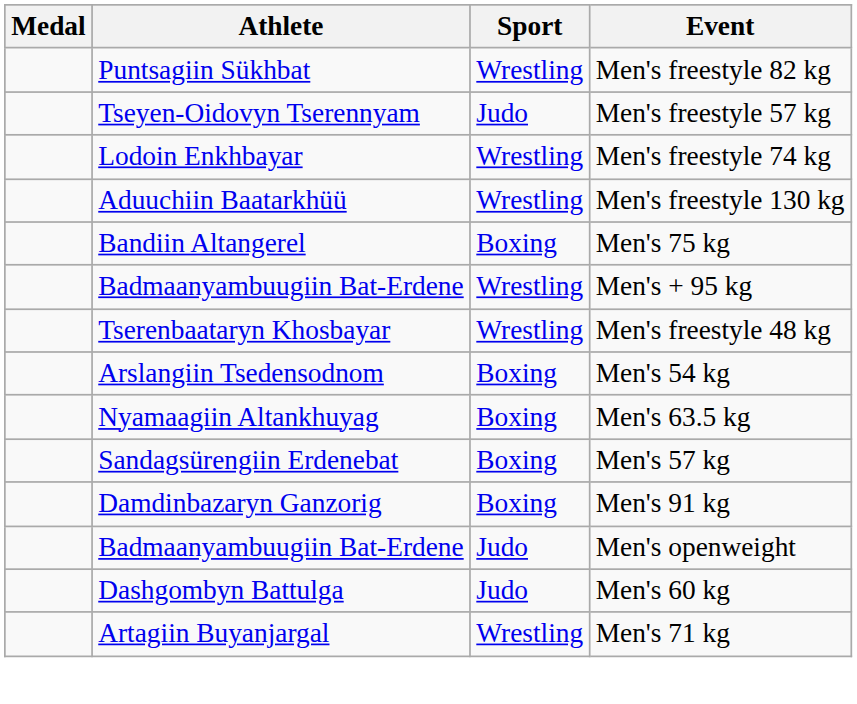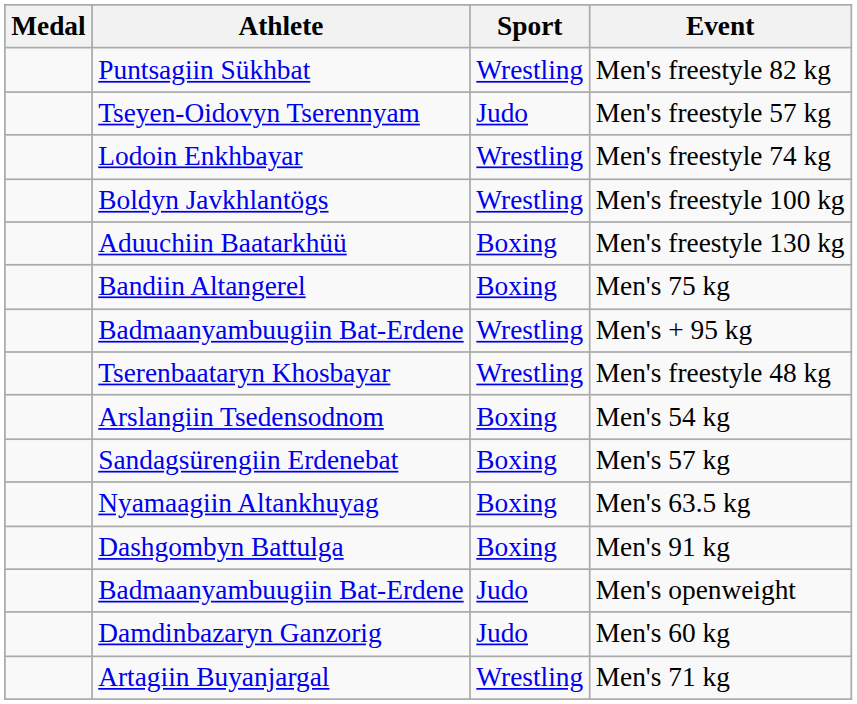+ row: (720, 199)
(530, 199) Wrestling -> (517, 243) Boxing
rows swapped: (663, 460) <-> (673, 416)
(240, 503) Damdinbazaryn Ganzorig -> (221, 546) Dashgombyn Battulga
(221, 590) Dashgombyn Battulga -> (240, 633) Damdinbazaryn Ganzorig
